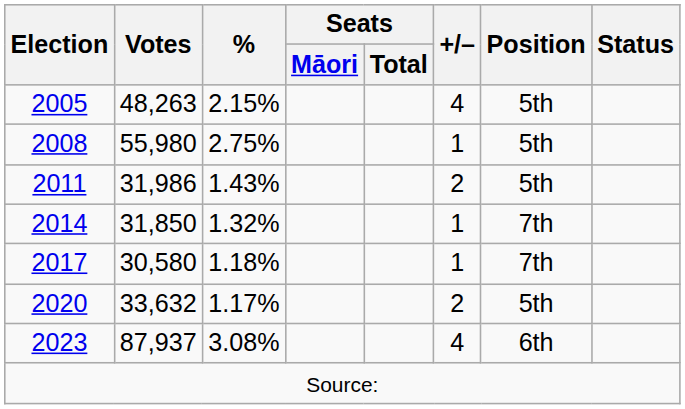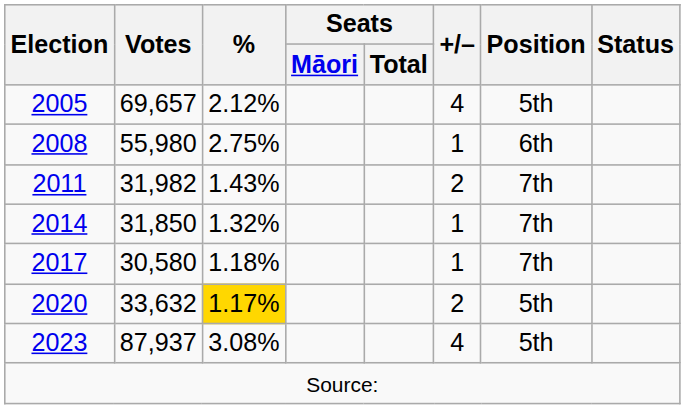(158, 104) 48,263 -> (158, 104) 69,657
(244, 104) 2.15% -> (244, 104) 2.12%
(536, 143) 5th -> (536, 143) 6th
(158, 183) 31,986 -> (158, 183) 31,982
(536, 183) 5th -> (536, 183) 7th
(244, 303) no background -> (244, 303) gold background
(536, 343) 6th -> (536, 343) 5th
